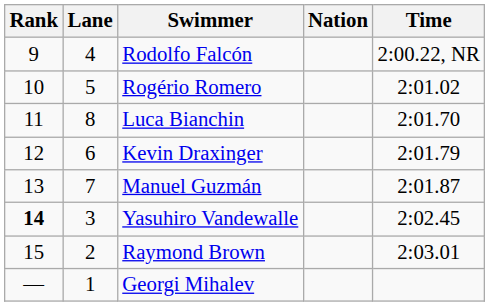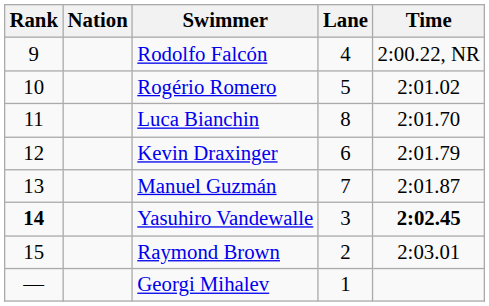columns swapped: (90, 20) <-> (338, 20)
(429, 218) normal -> (429, 218) bold
